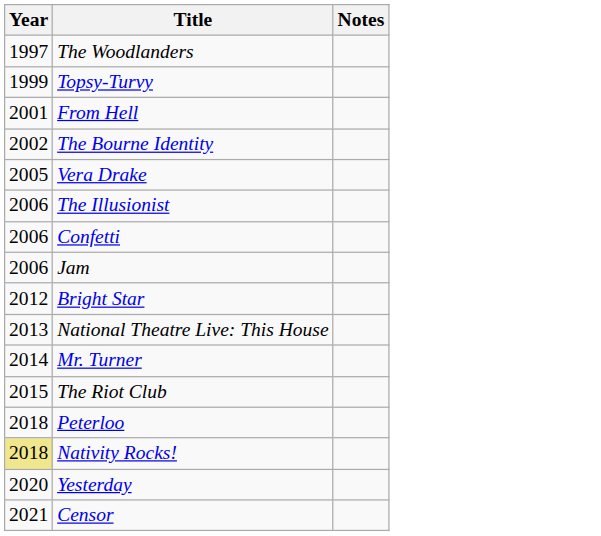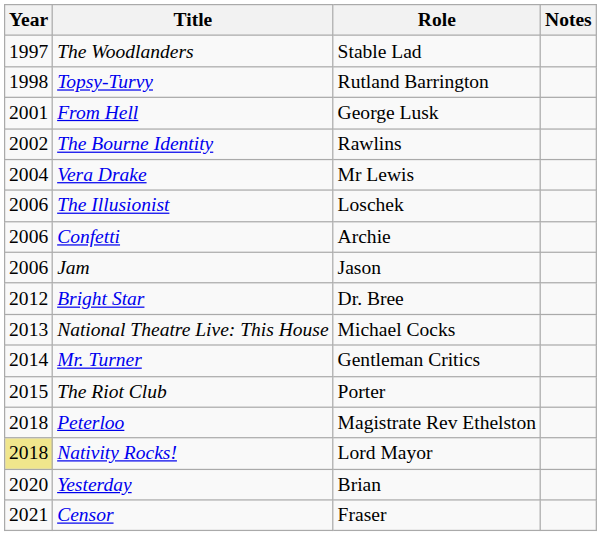+ column: (437, 19)
(29, 81) 1999 -> (29, 81) 1998
(29, 174) 2005 -> (29, 174) 2004
